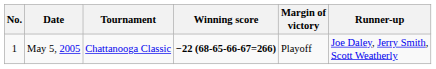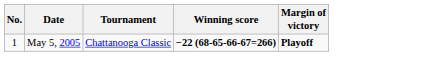- column: (380, 19)
(296, 49) normal -> (297, 43) bold
